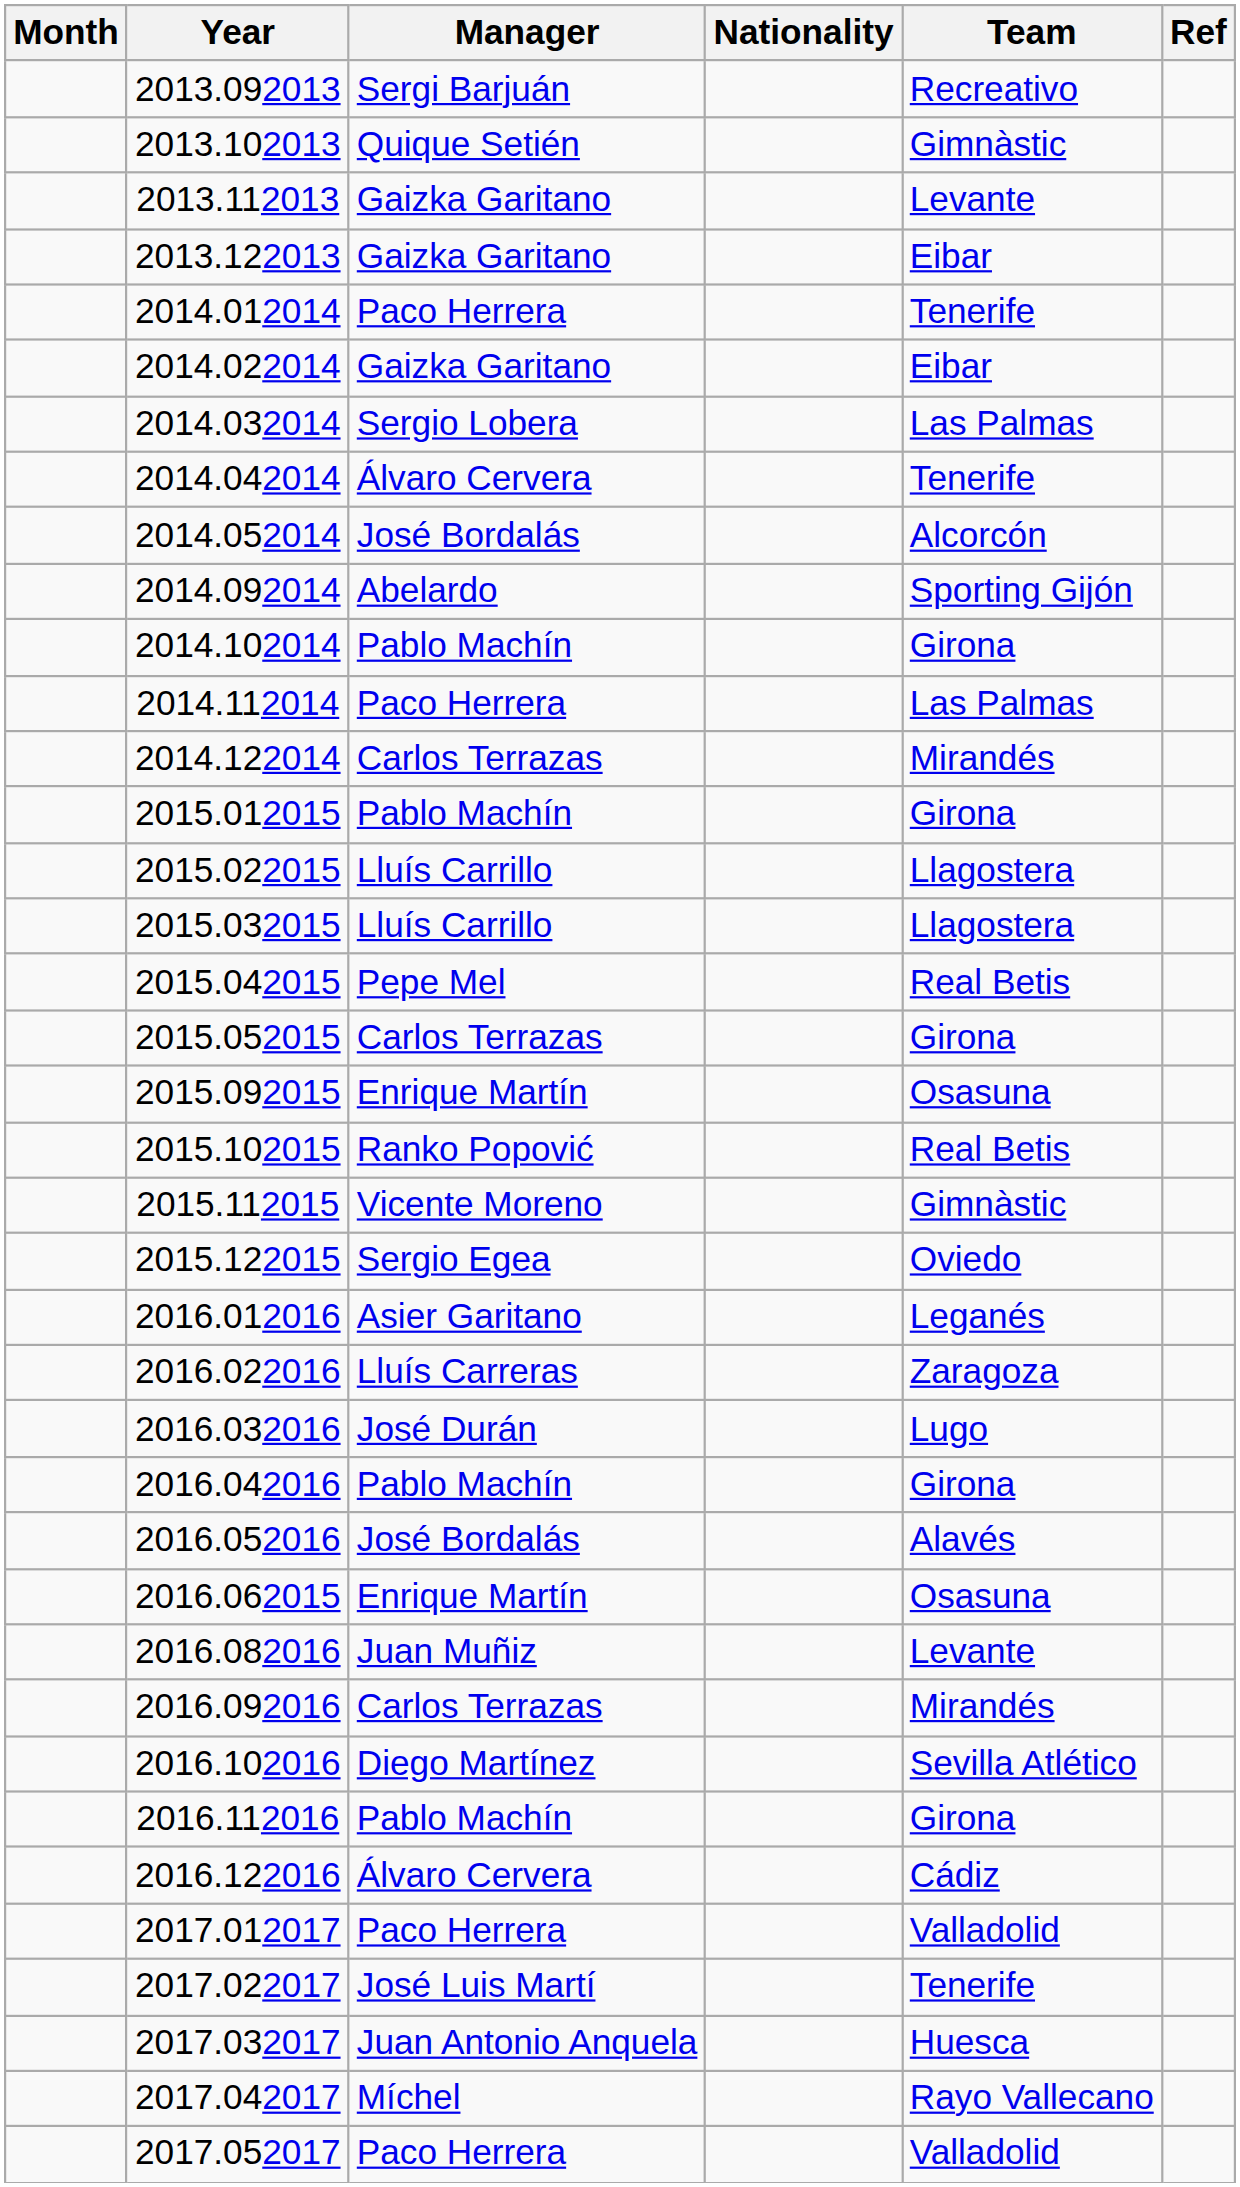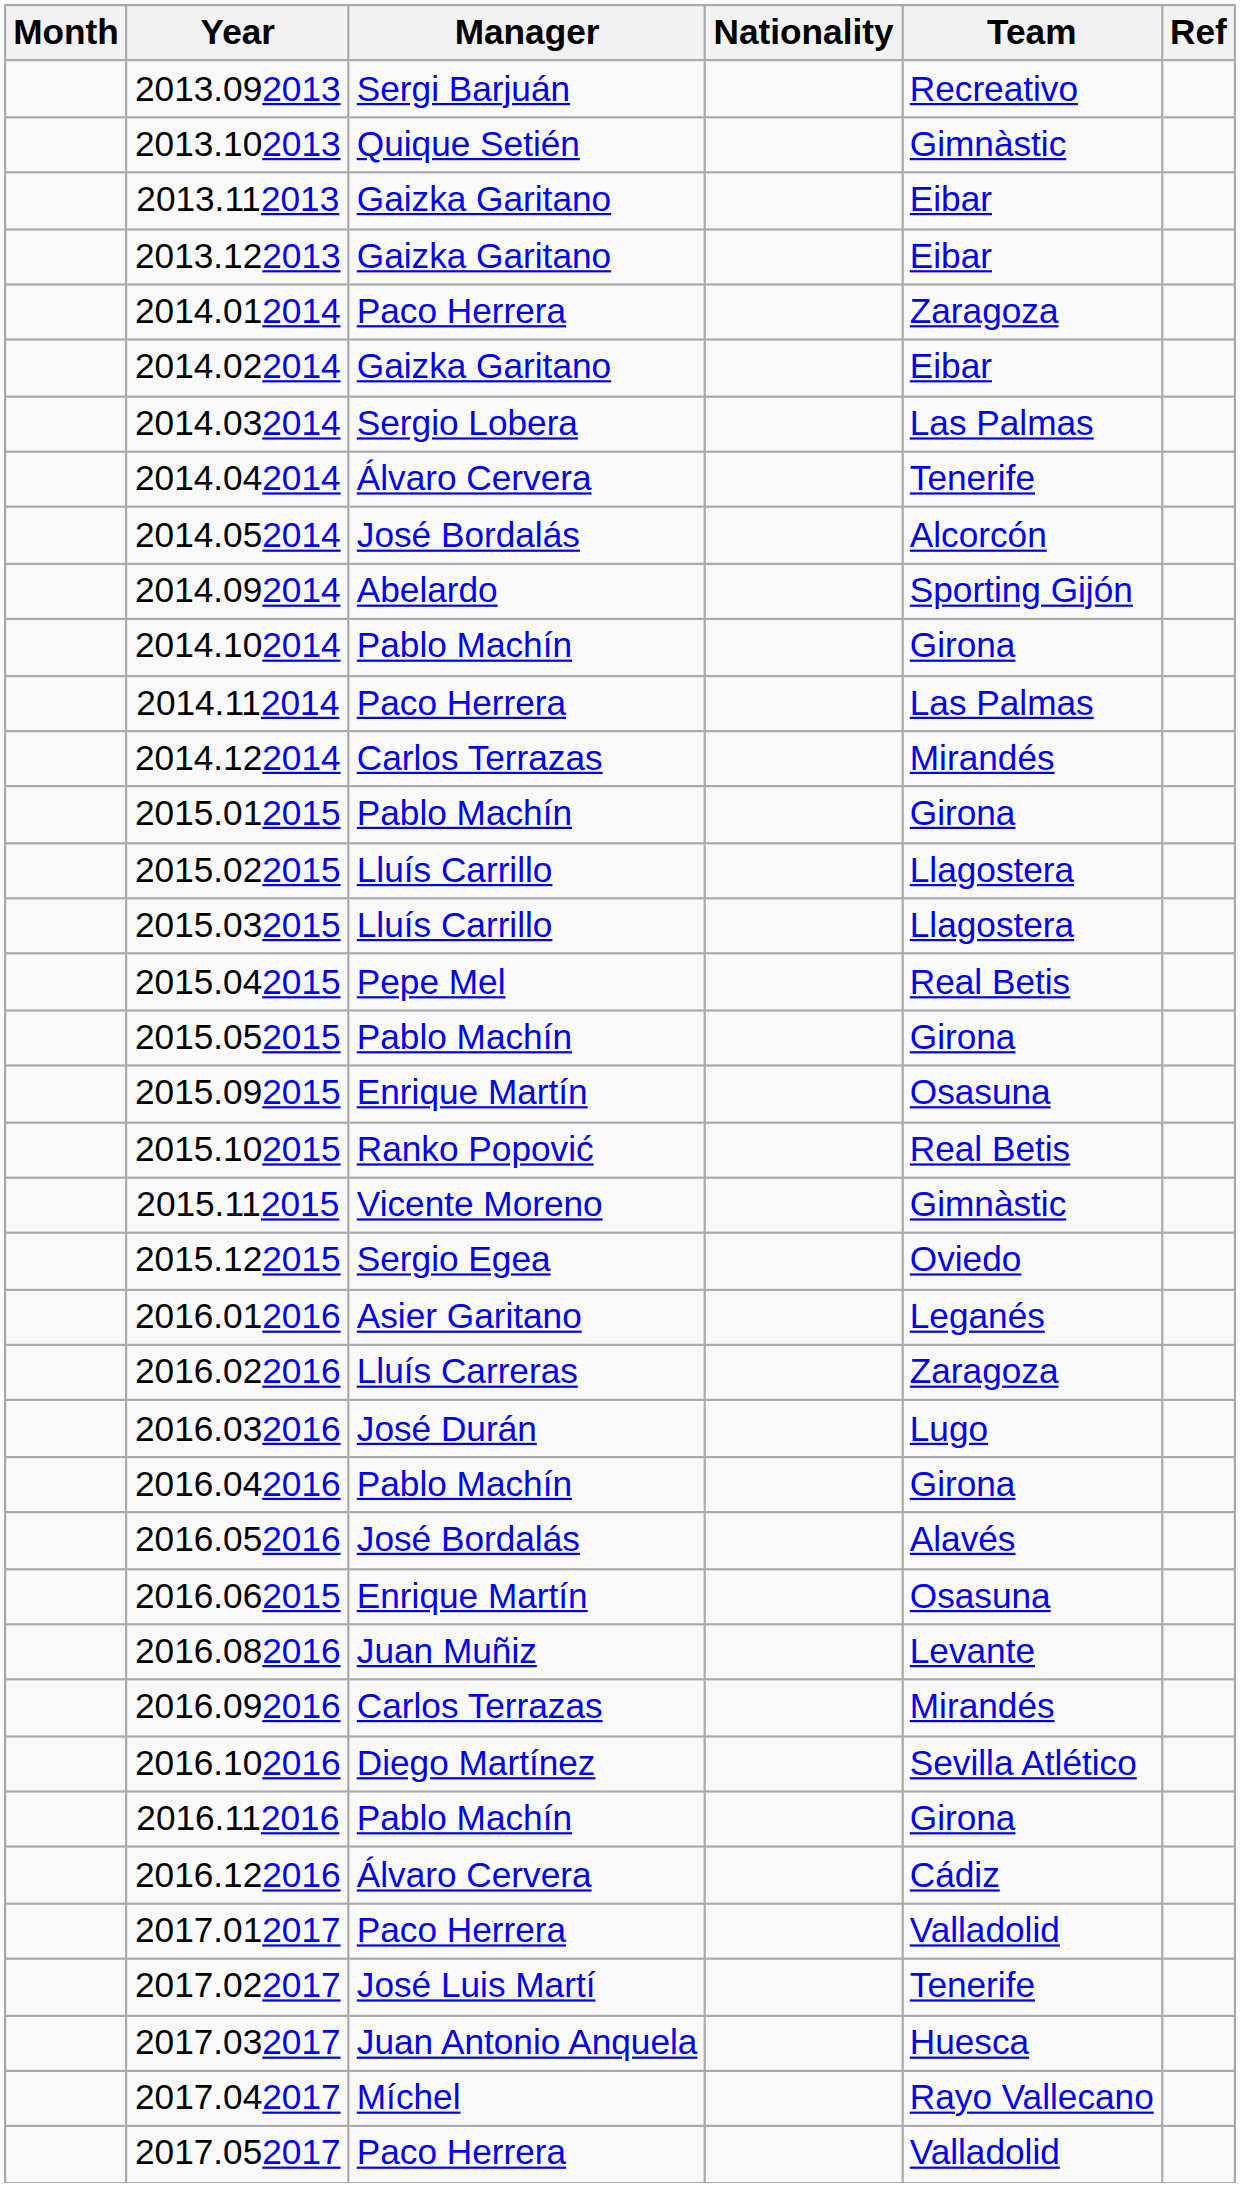(972, 199) Levante -> (951, 199) Eibar
(972, 311) Tenerife -> (984, 311) Zaragoza
(480, 1037) Carlos Terrazas -> (464, 1037) Pablo Machín
